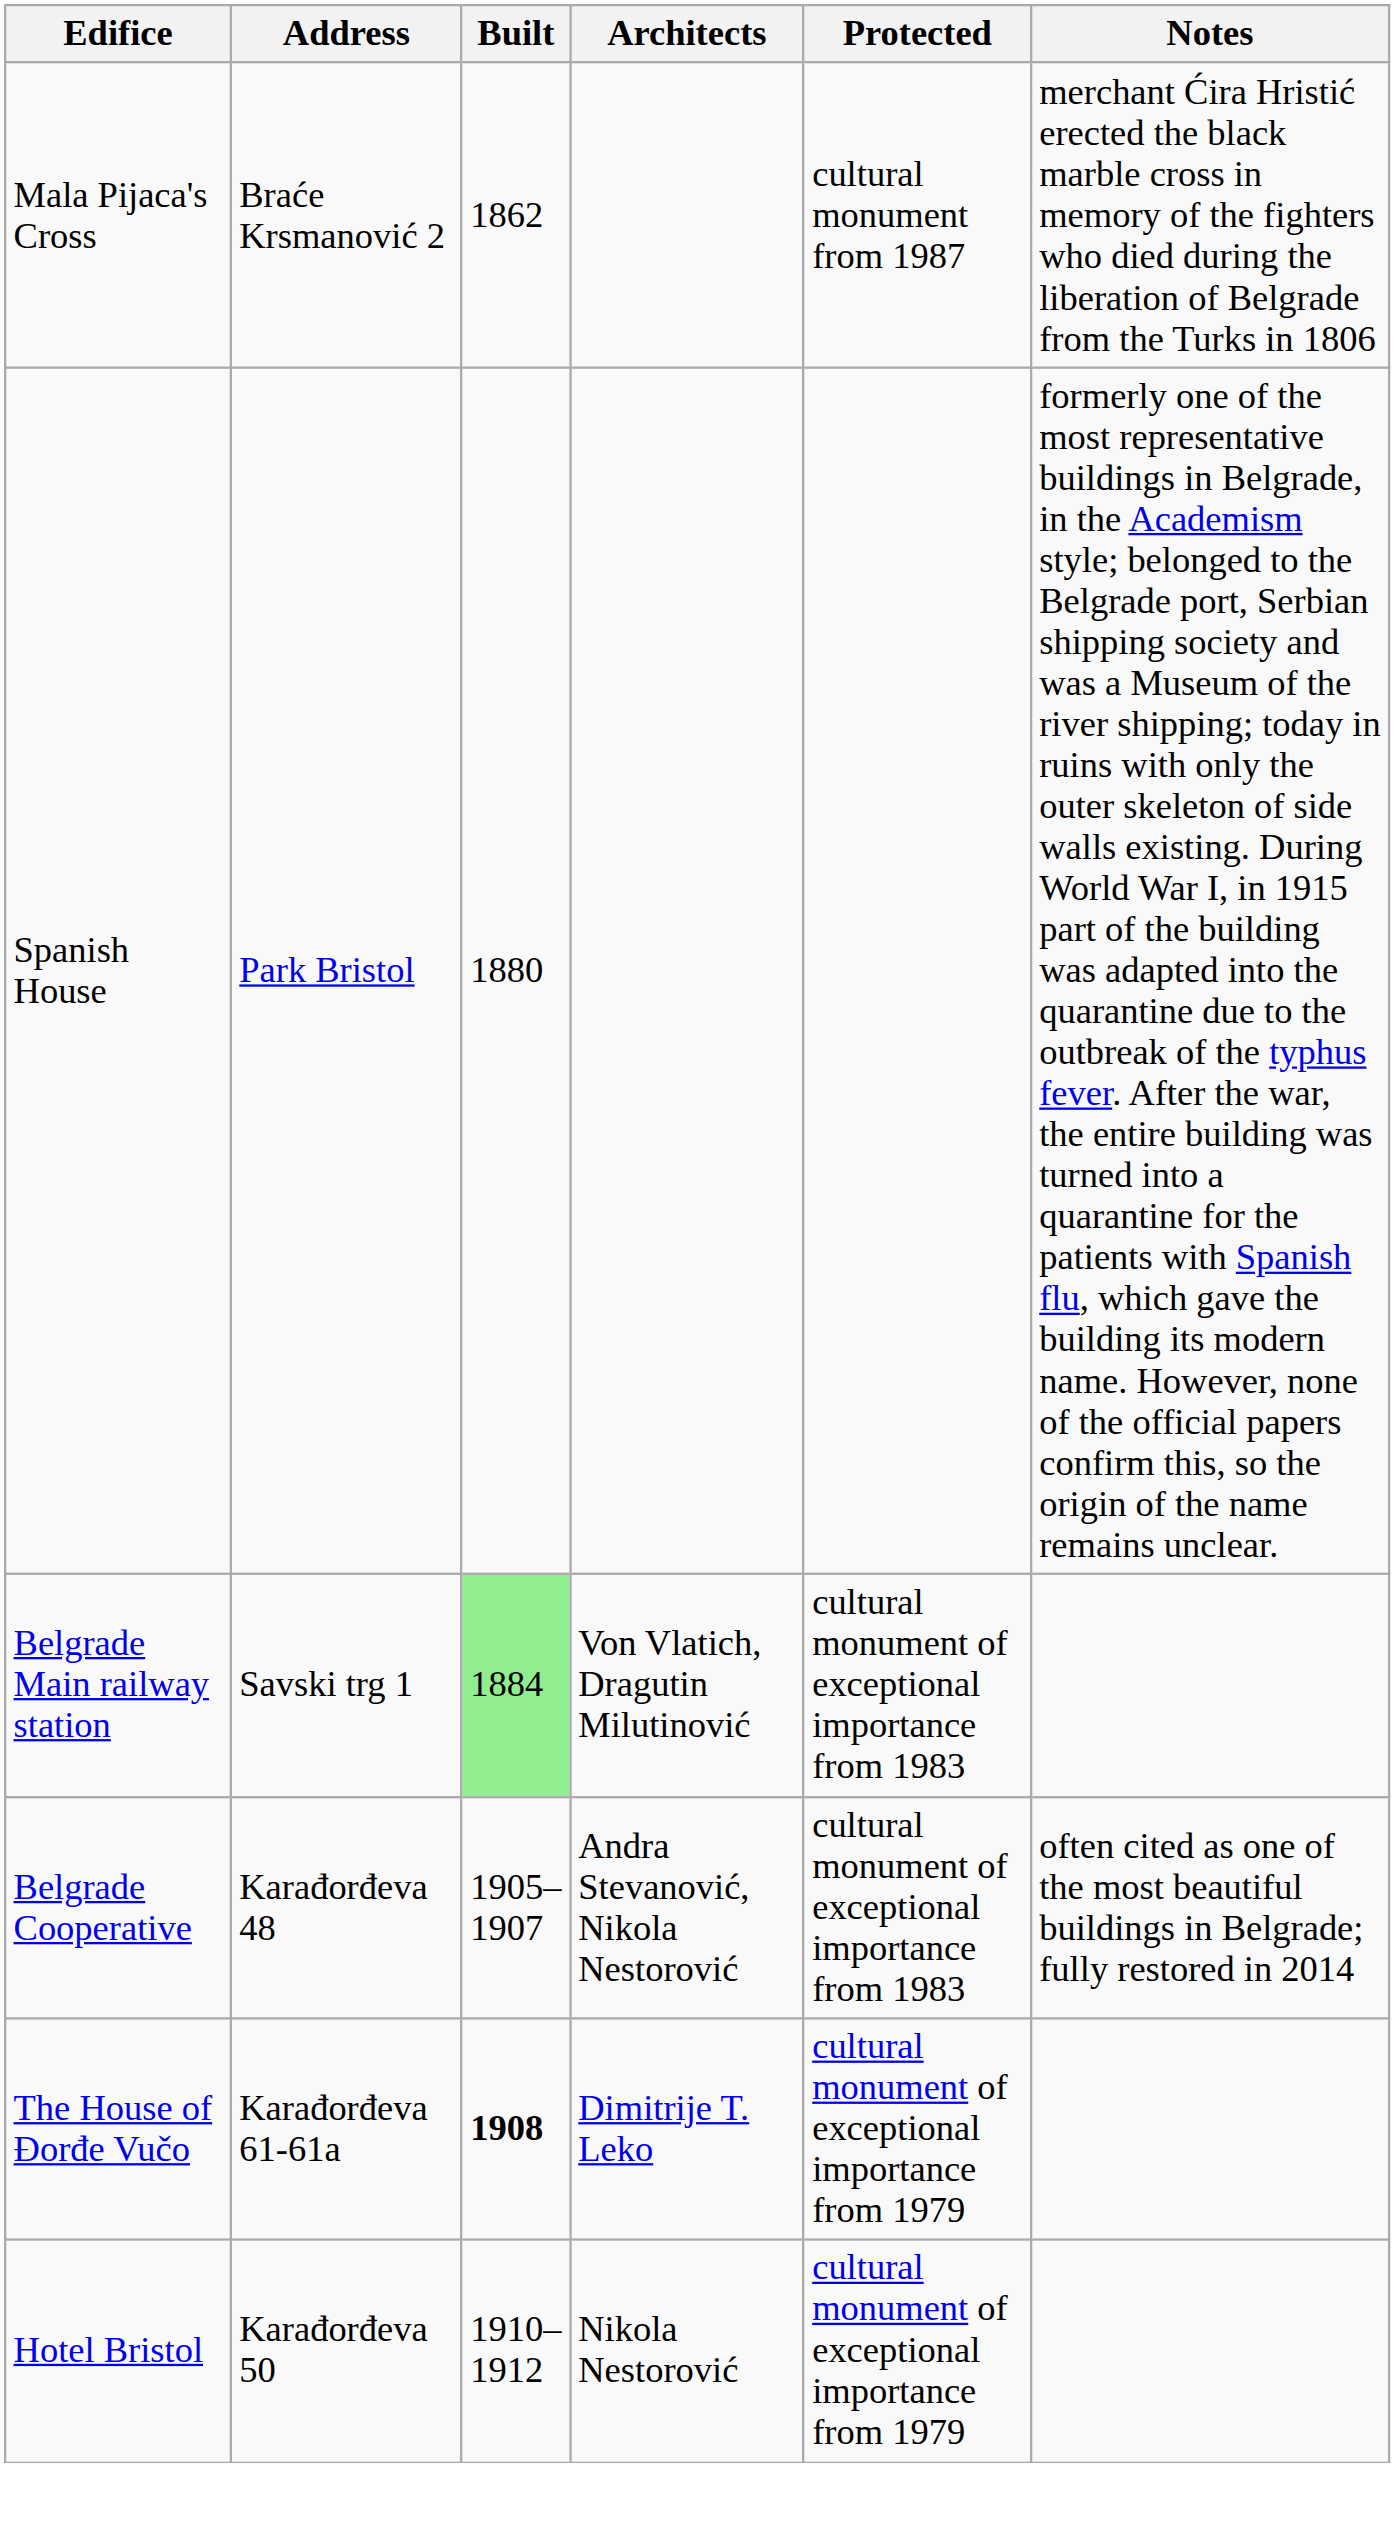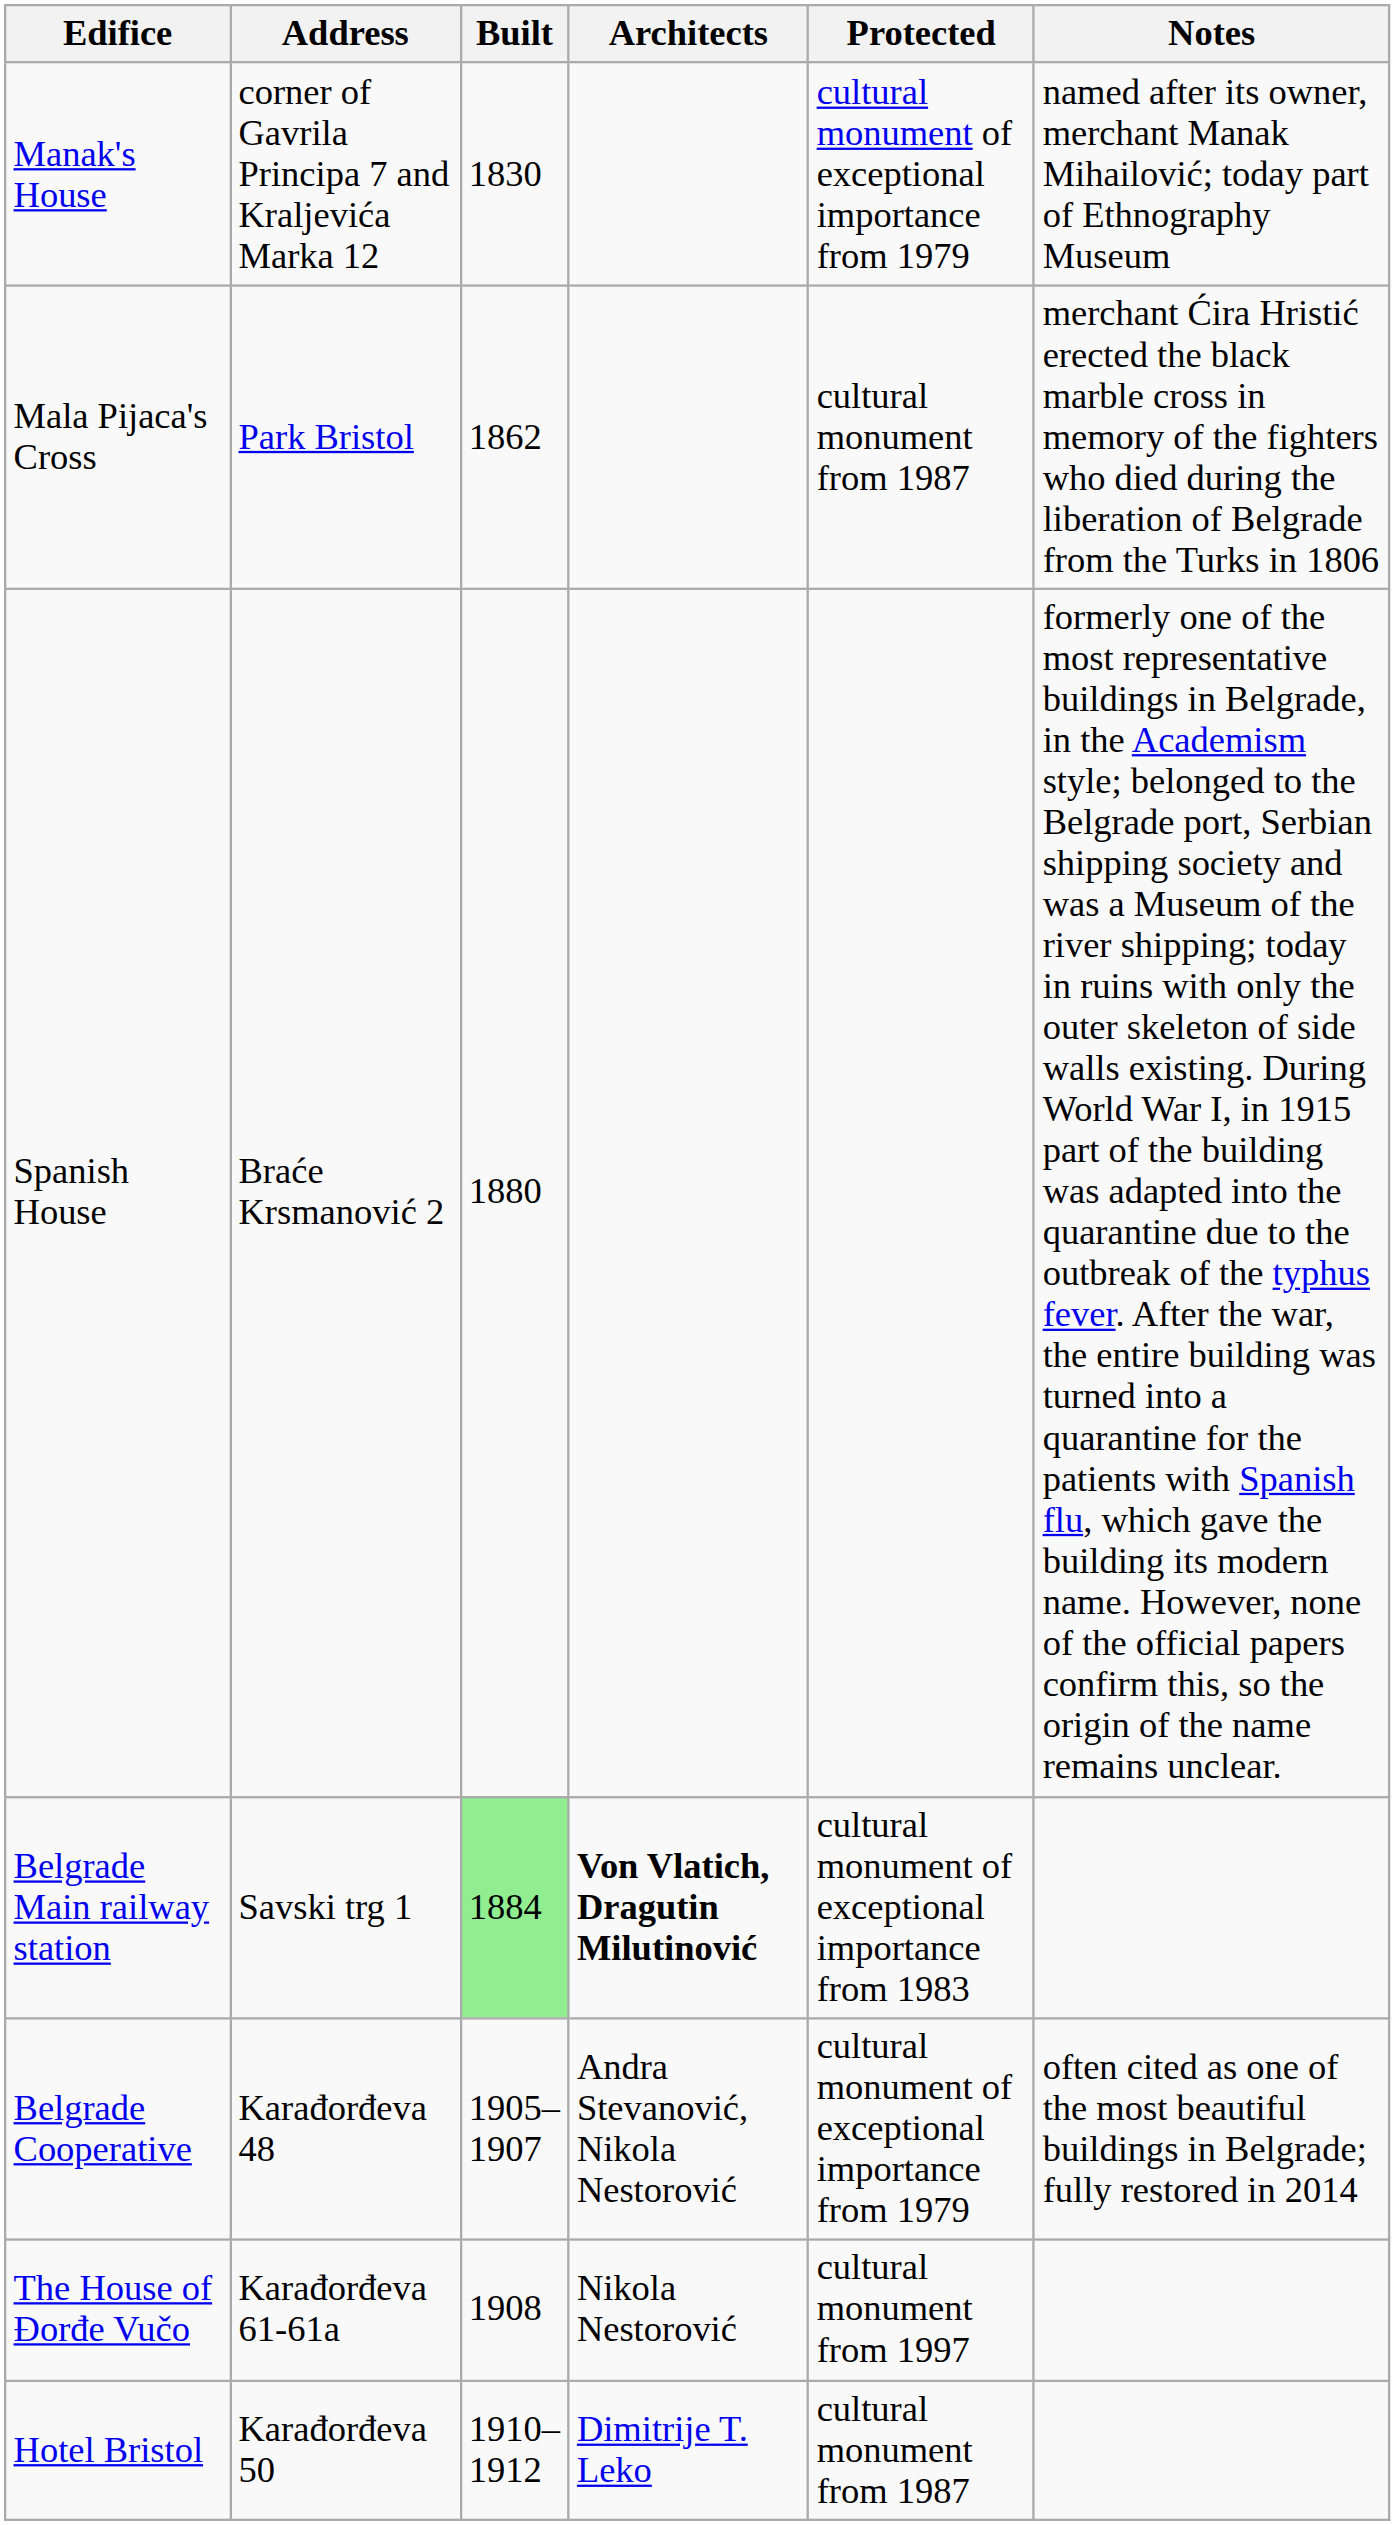+ row: (75, 173)
(342, 214) Braće Krsmanović 2 -> (326, 436) Park Bristol
(327, 969) Park Bristol -> (341, 1191) Braće Krsmanović 2
(670, 1684) normal -> (673, 1906) bold
(910, 1906) cultural monument of exceptional importance from 1983 -> (914, 2128) cultural monument of exceptional importance from 1979
(507, 2128) bold -> (505, 2309) normal
(664, 2128) Dimitrije T. Leko -> (657, 2309) Nikola Nestorović
(910, 2128) cultural monument of exceptional importance from 1979 -> (895, 2309) cultural monument from 1997
(658, 2350) Nikola Nestorović -> (662, 2449) Dimitrije T. Leko
(910, 2350) cultural monument of exceptional importance from 1979 -> (895, 2449) cultural monument from 1987
